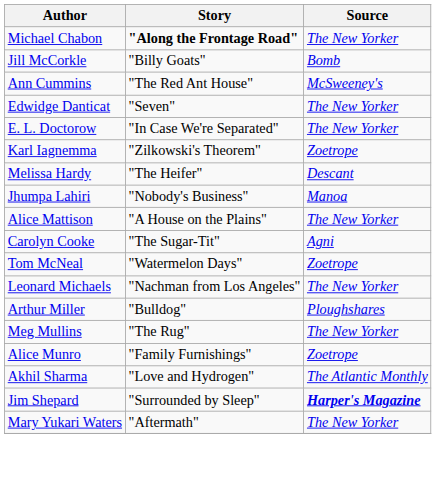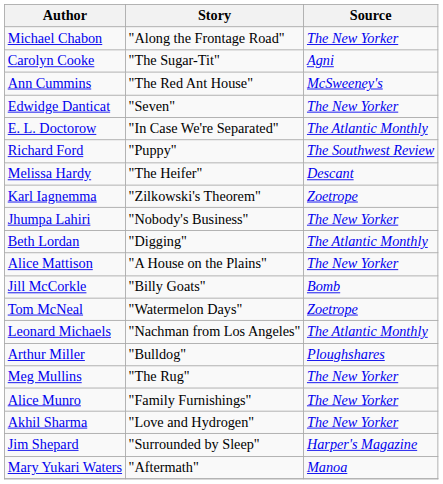(213, 38) bold -> (207, 38) normal
rows swapped: (51, 241) <-> (47, 60)
(353, 128) The New Yorker -> (367, 128) The Atlantic Monthly
+ row: (45, 151)
rows swapped: (49, 173) <-> (52, 151)
(327, 196) Manoa -> (353, 219) The New Yorker
+ row: (44, 241)
(353, 286) The New Yorker -> (367, 331) The Atlantic Monthly
(332, 354) Zoetrope -> (353, 399) The New Yorker
(367, 377) The Atlantic Monthly -> (353, 422) The New Yorker
(364, 399) bold -> (362, 444) normal
(353, 422) The New Yorker -> (327, 467) Manoa
